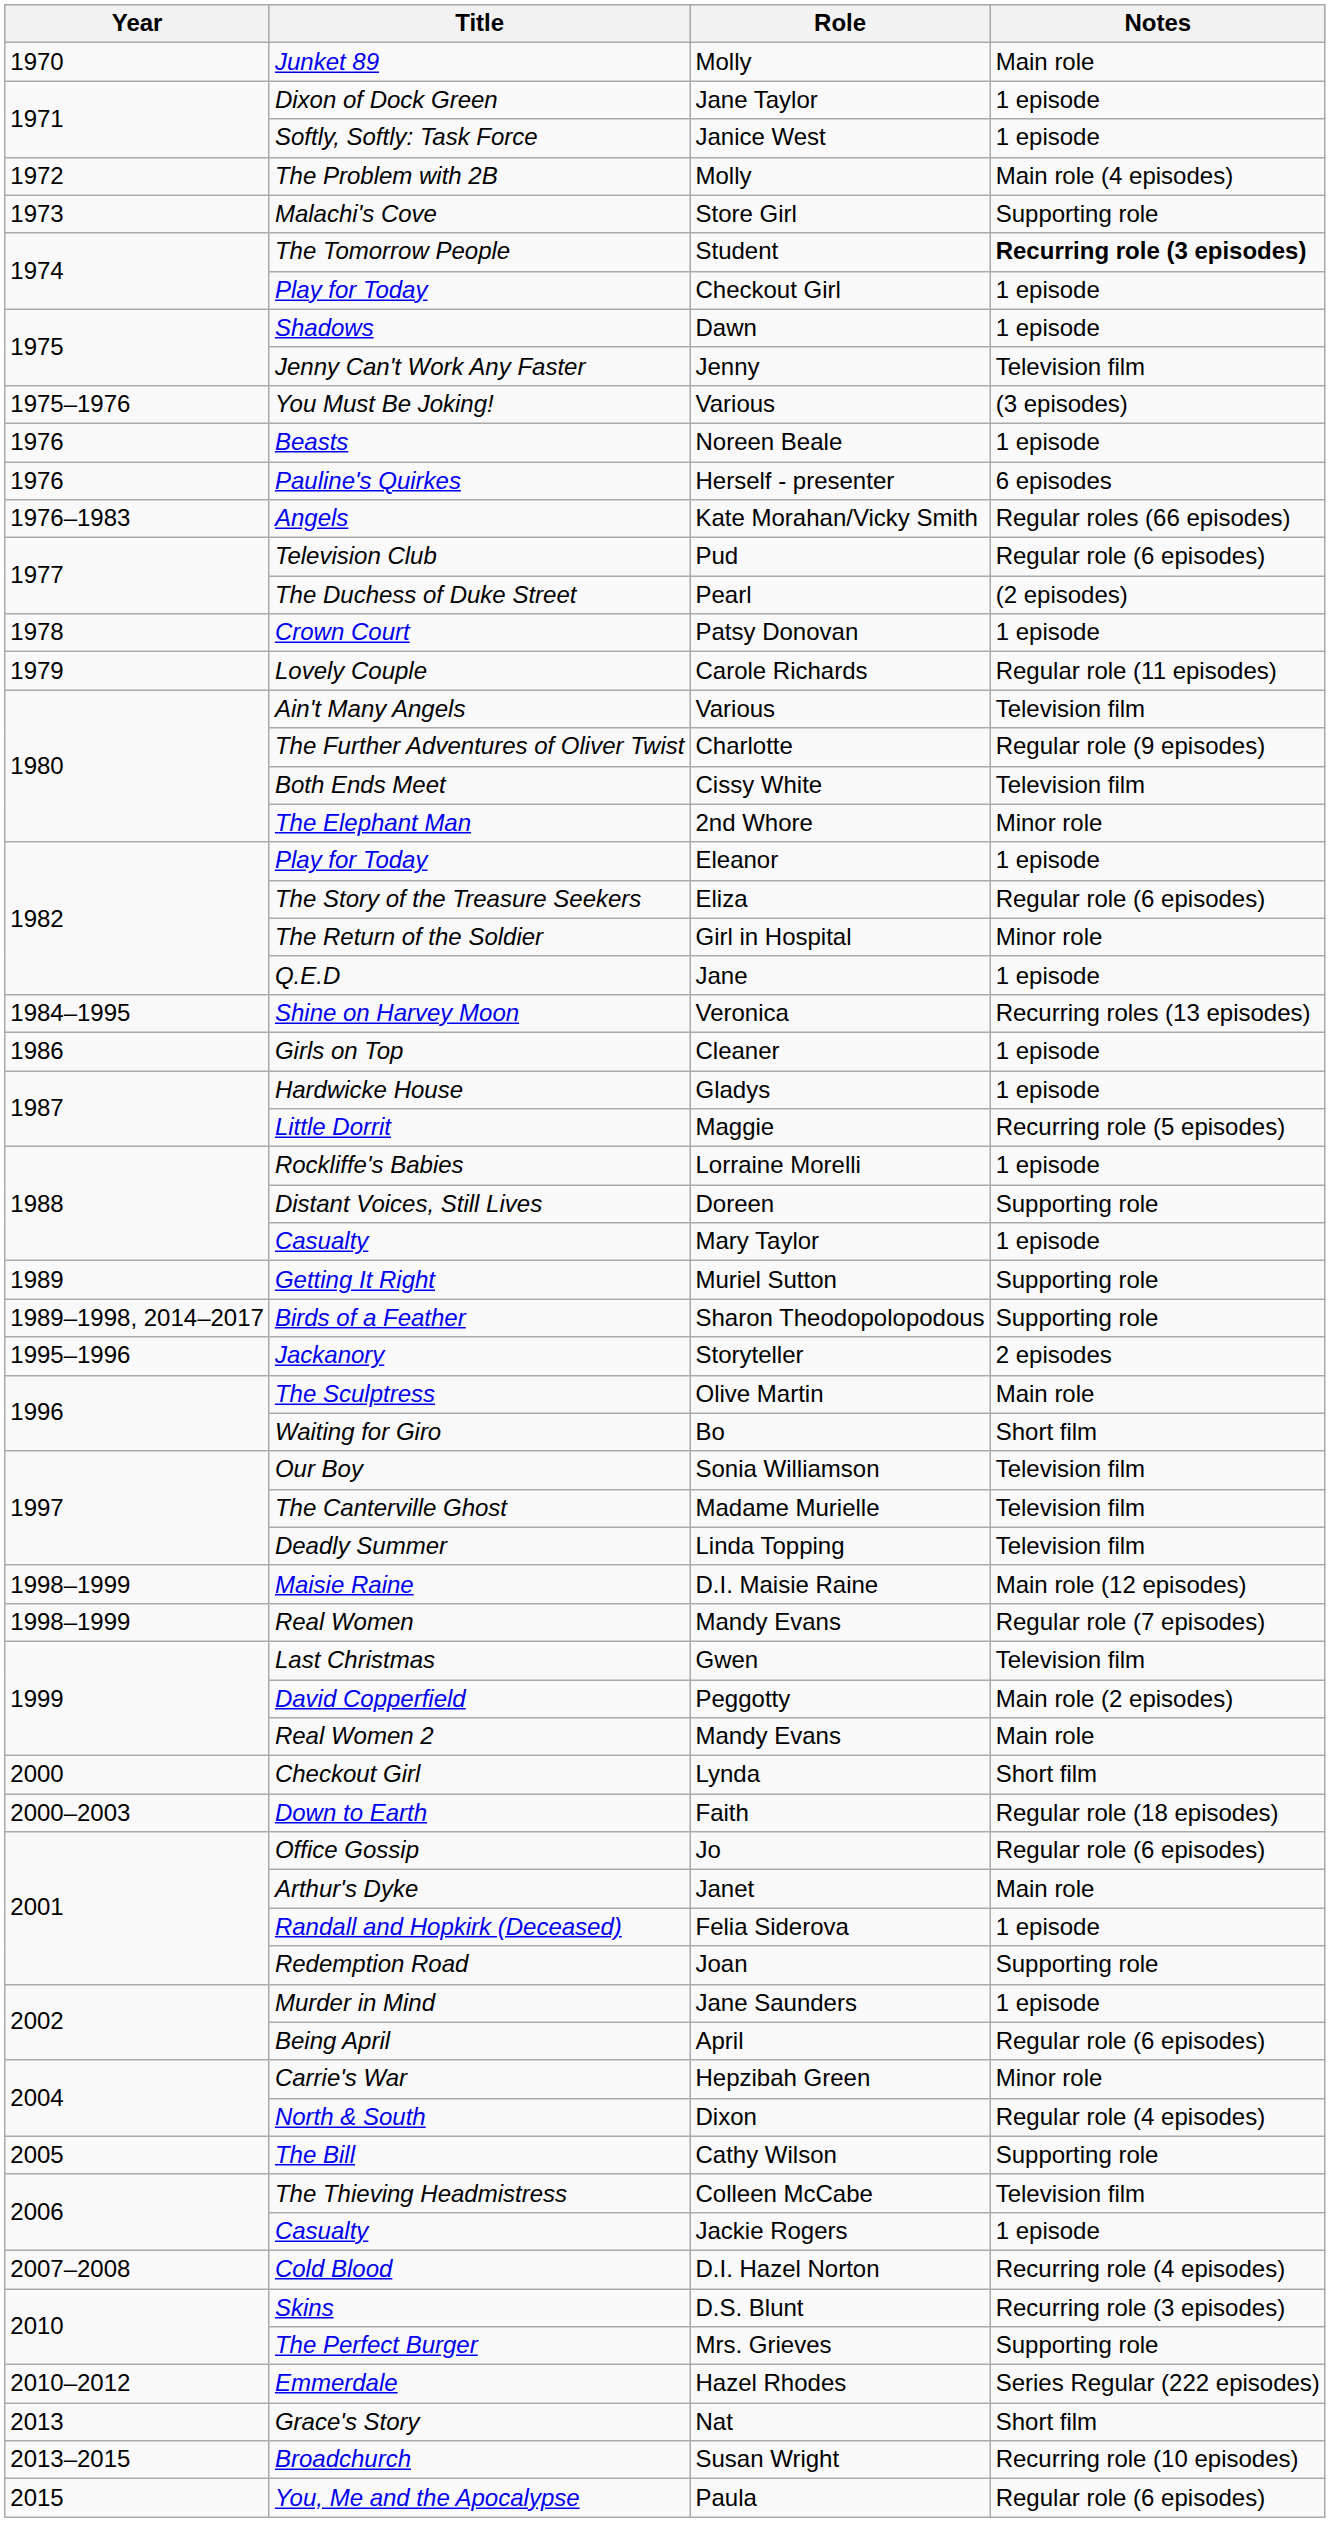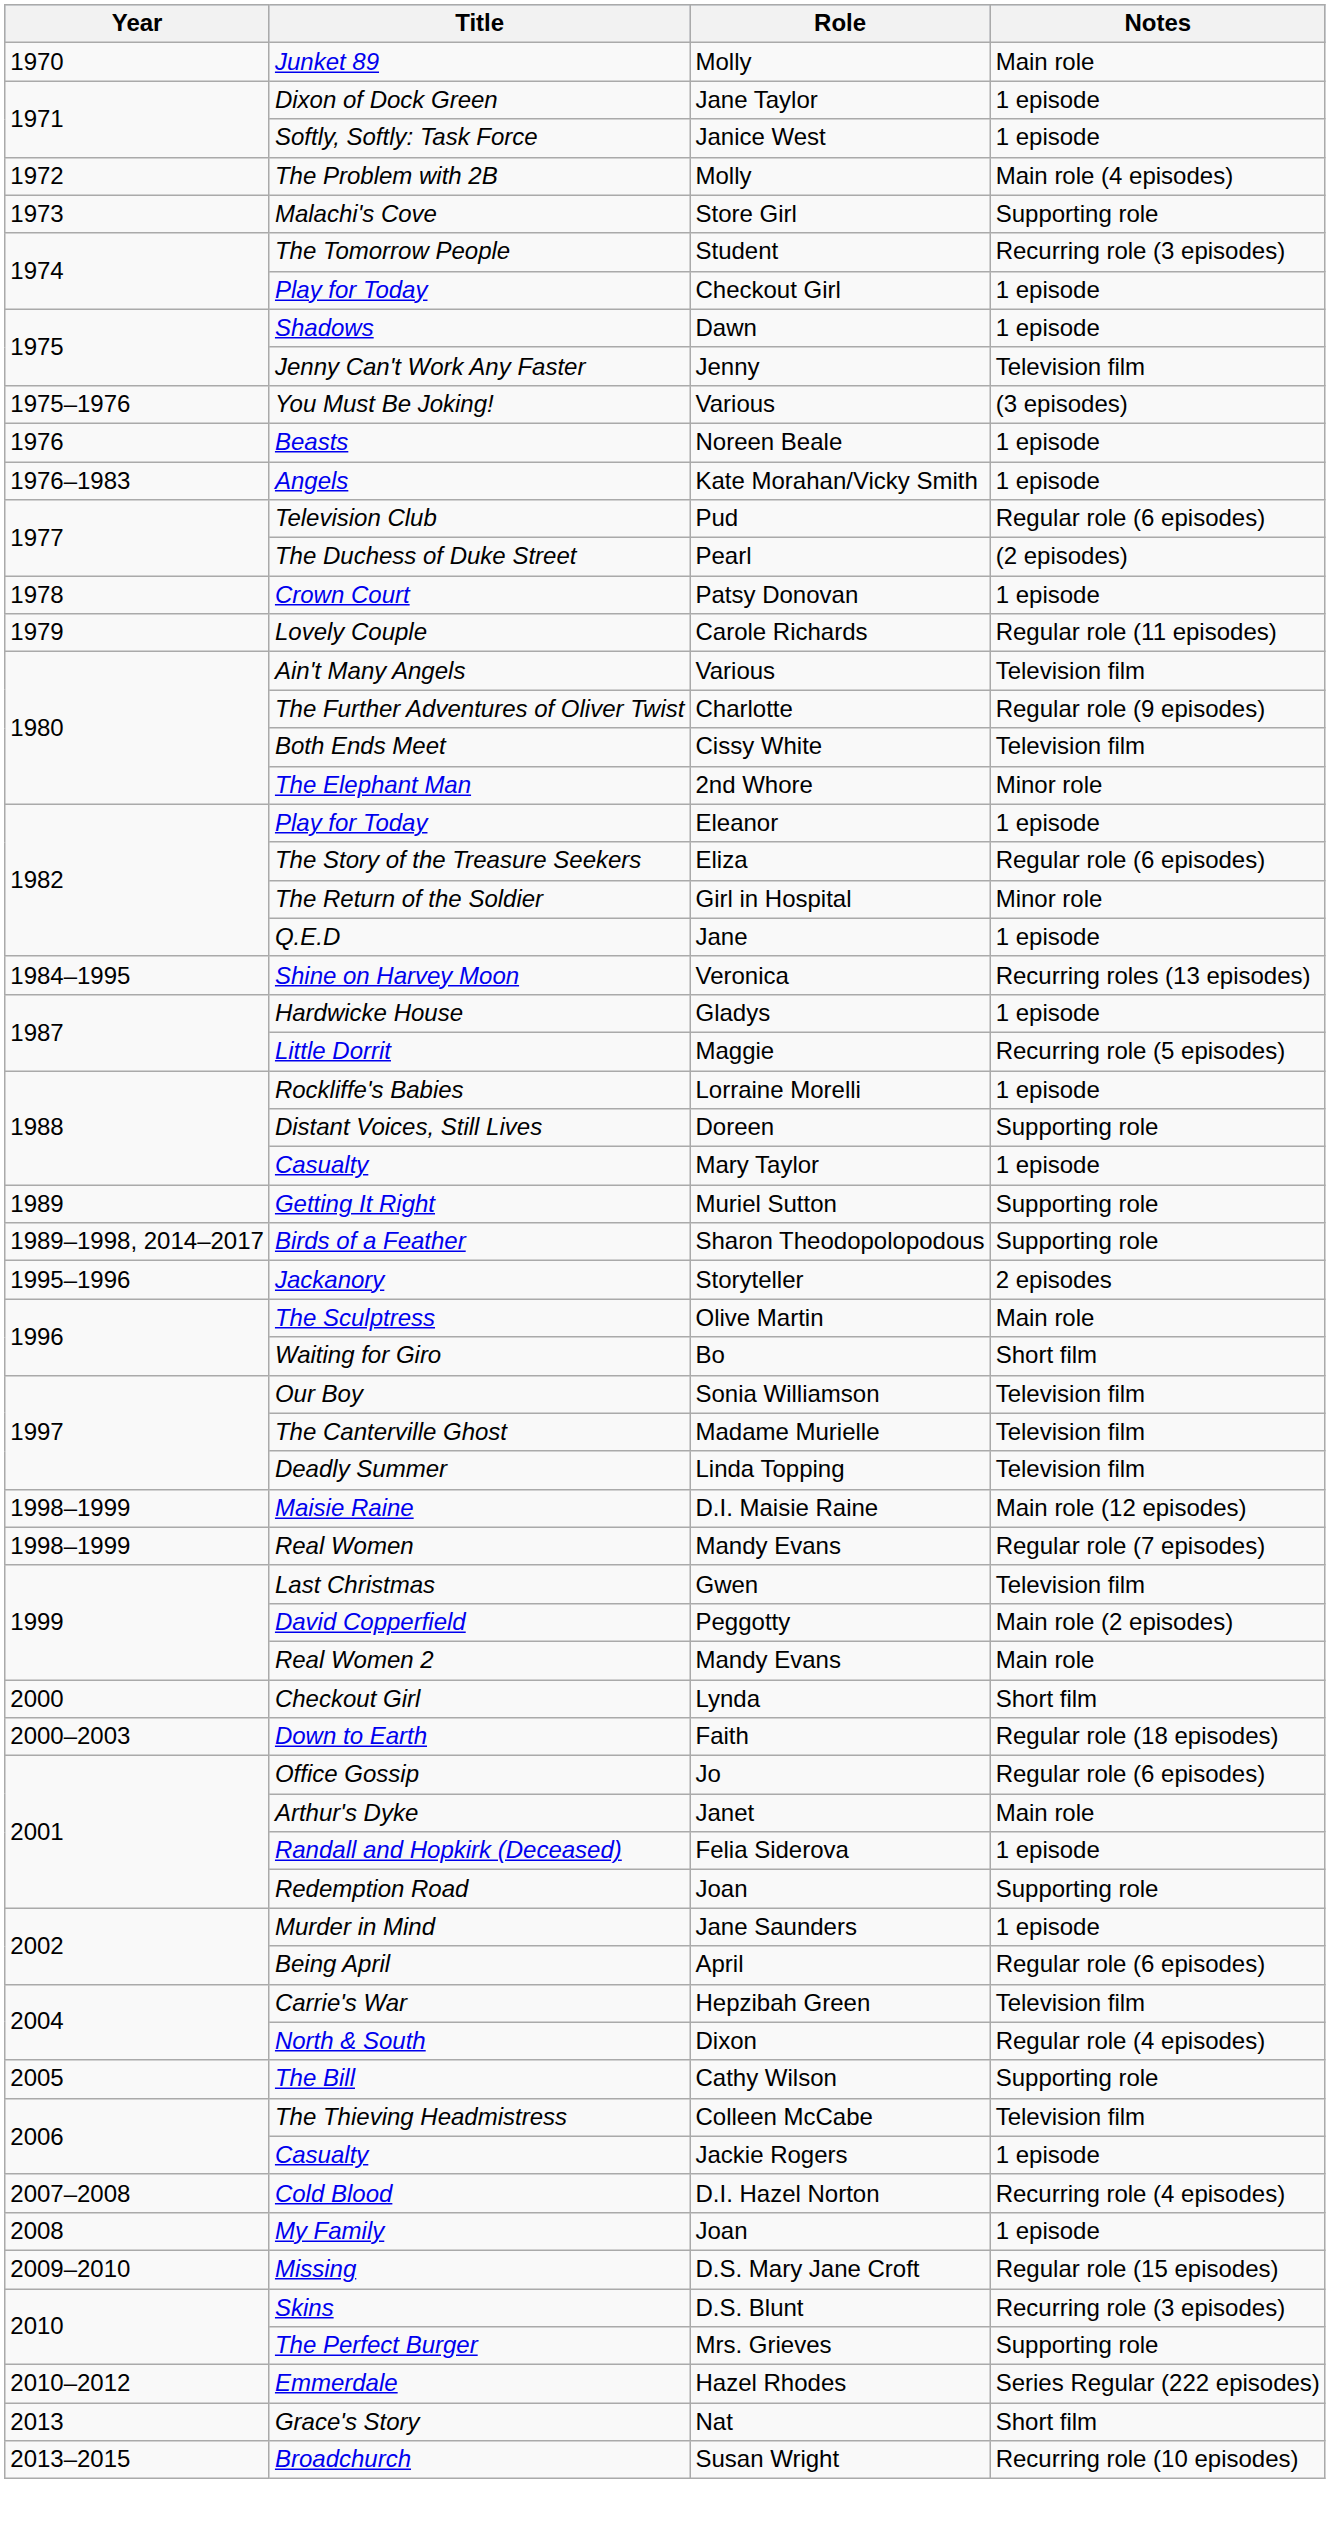(1151, 251) bold -> (1140, 251) normal
- row: (368, 480)
(1143, 518) Regular roles (66 episodes) -> (1048, 480) 1 episode
- row: (339, 1051)
(1049, 2078) Minor role -> (1070, 2002) Television film
+ row: (330, 2231)
+ row: (316, 2269)
- row: (427, 2497)
